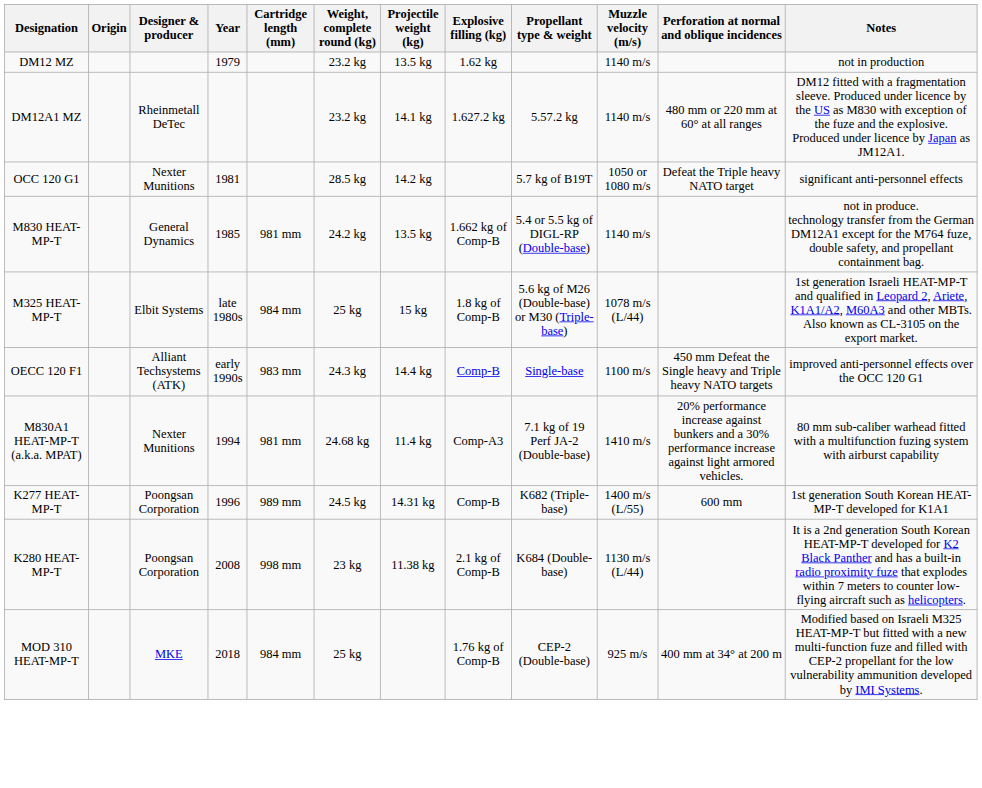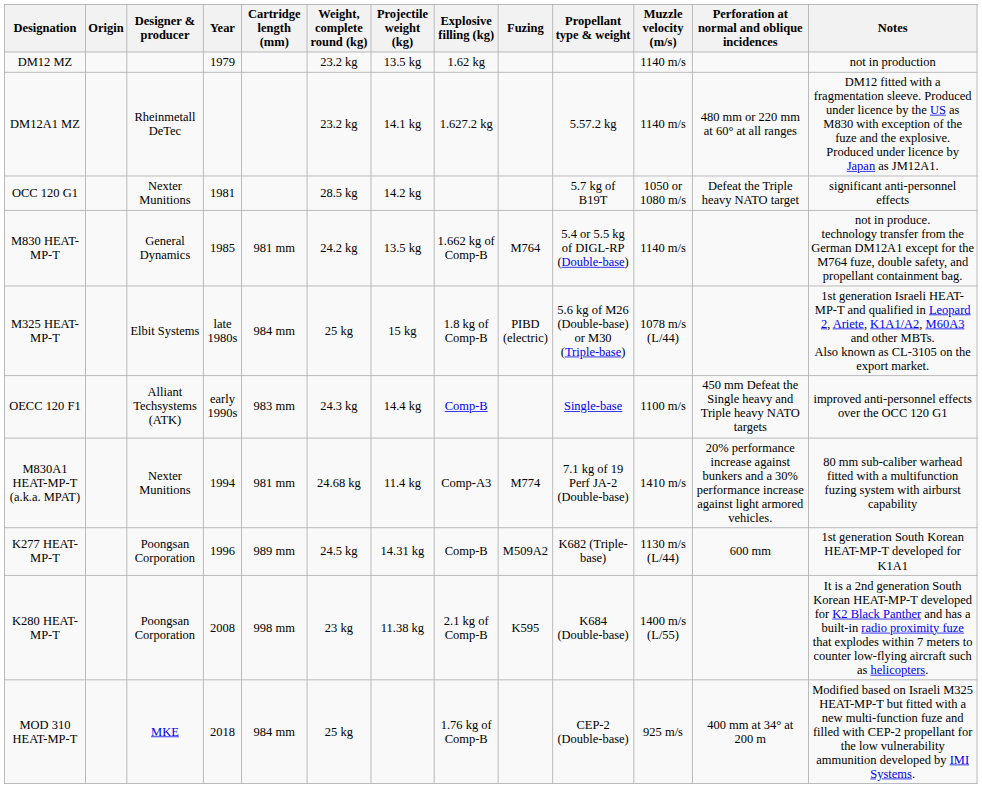+ column: (525, 28)
(628, 502) 1400 m/s (L/55) -> (663, 551) 1130 m/s (L/44)
(628, 564) 1130 m/s (L/44) -> (663, 627) 1400 m/s (L/55)
